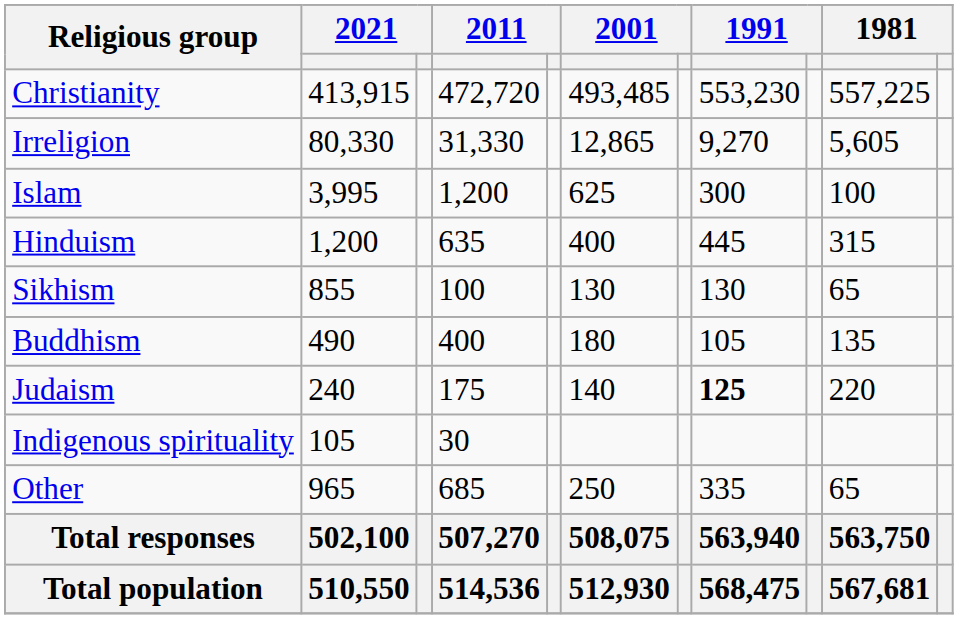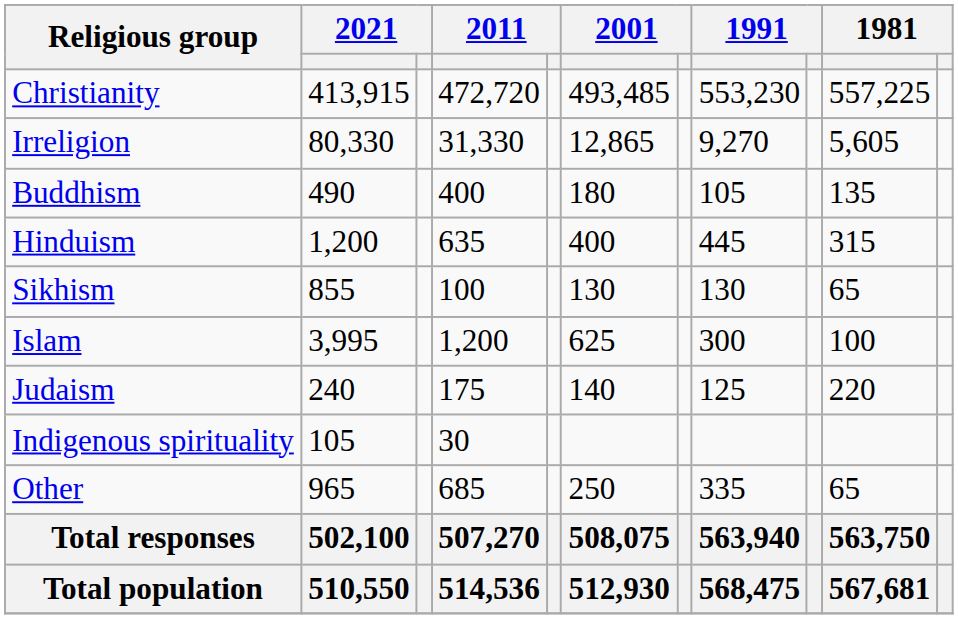rows swapped: (47, 192) <-> (76, 340)
(722, 389) bold -> (722, 389) normal
